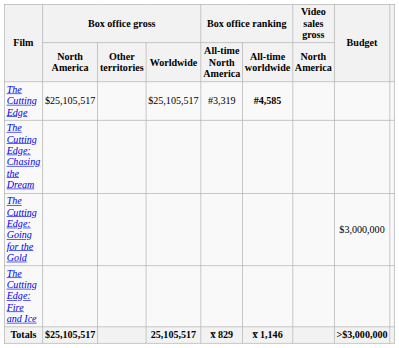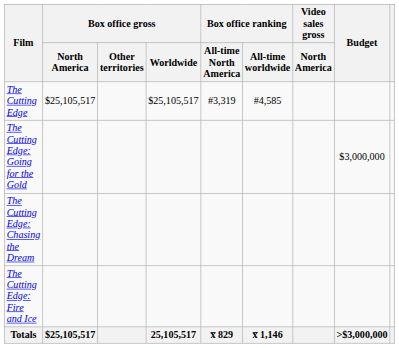(268, 101) bold -> (268, 101) normal
rows swapped: (22, 229) <-> (23, 156)
